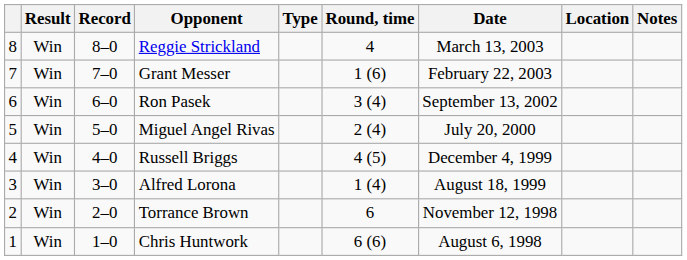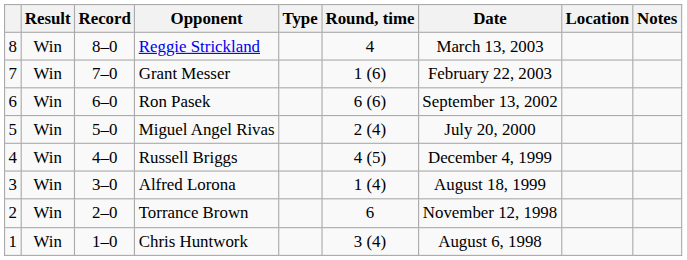(370, 102) 3 (4) -> (370, 102) 6 (6)
(370, 241) 6 (6) -> (370, 241) 3 (4)
